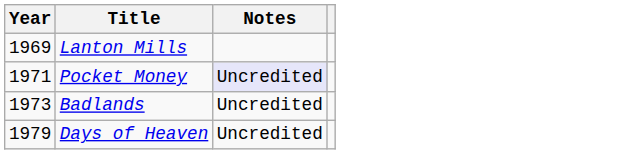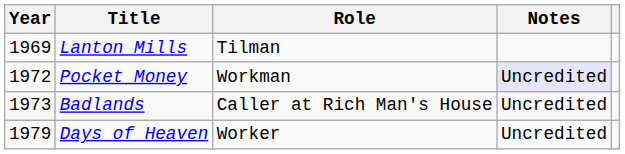+ column: (355, 19)
(30, 77) 1971 -> (30, 77) 1972
